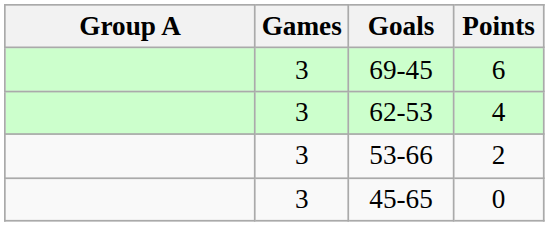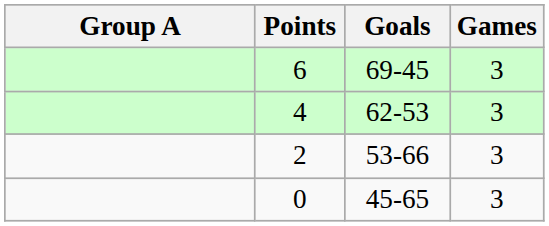columns swapped: (302, 26) <-> (499, 26)
